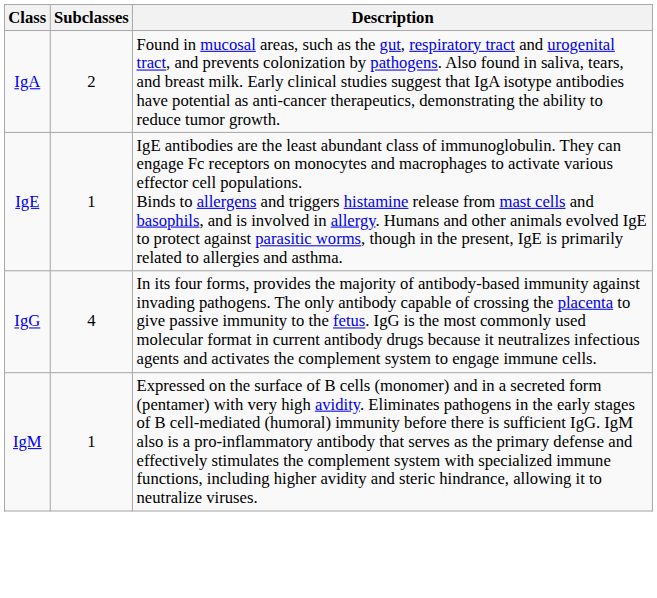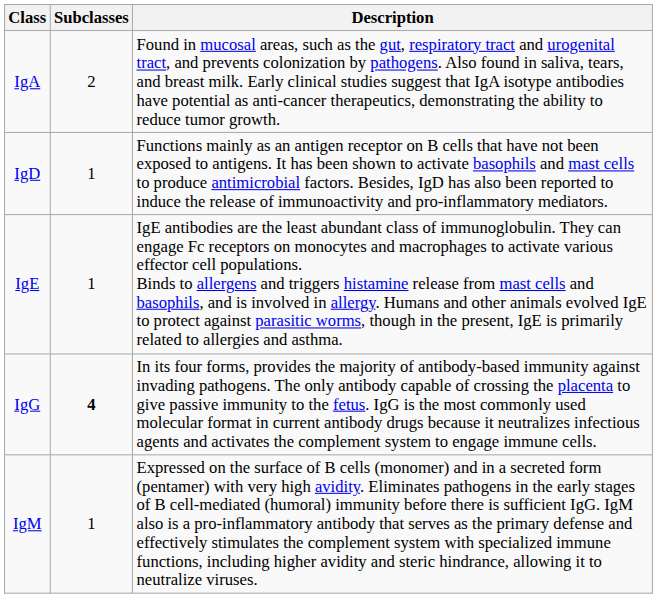+ row: (27, 173)
(91, 321) normal -> (91, 404) bold
